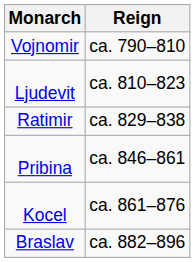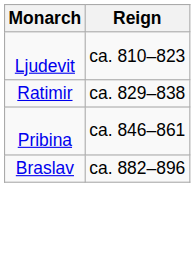- row: (45, 45)
- row: (45, 215)
